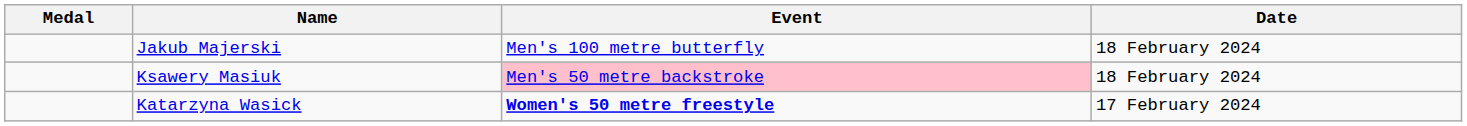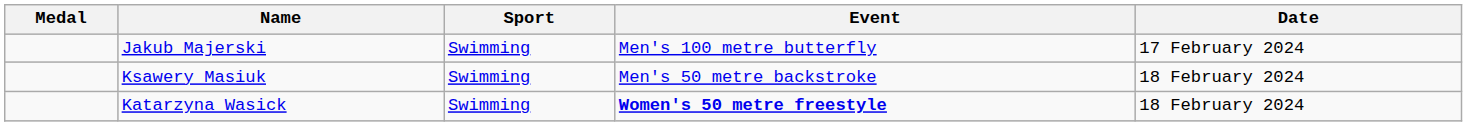+ column: (529, 19)
(1178, 48) 18 February 2024 -> (1222, 48) 17 February 2024
(635, 77) pink background -> (748, 77) no background
(1178, 106) 17 February 2024 -> (1222, 106) 18 February 2024
